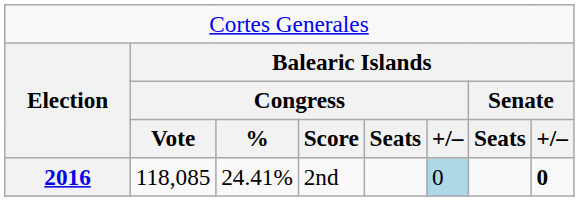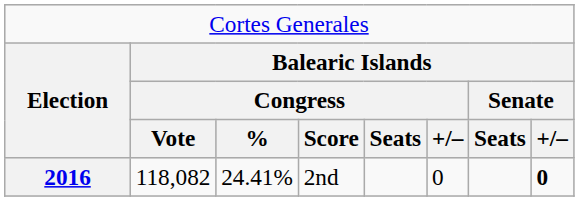(173, 177) 118,085 -> (173, 177) 118,082
(438, 177) lightblue background -> (438, 177) no background
